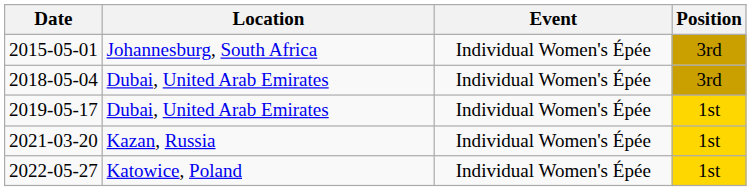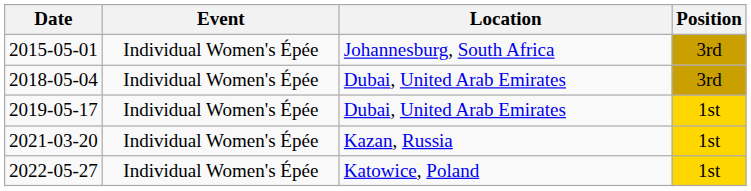columns swapped: (268, 19) <-> (553, 19)
